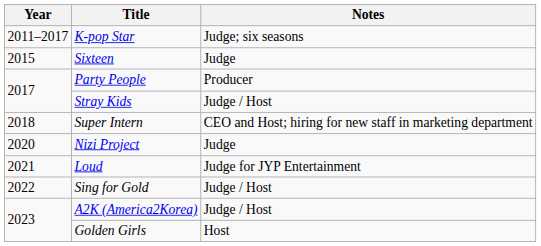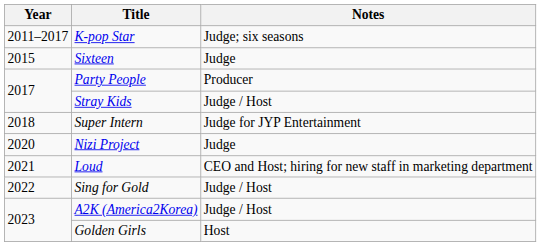(368, 123) CEO and Host; hiring for new staff in marketing department -> (282, 123) Judge for JYP Entertainment
(282, 166) Judge for JYP Entertainment -> (368, 166) CEO and Host; hiring for new staff in marketing department
